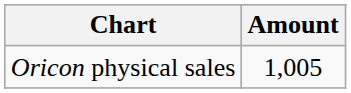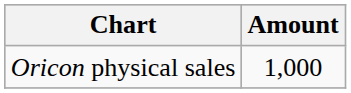(293, 66) 1,005 -> (293, 66) 1,000
